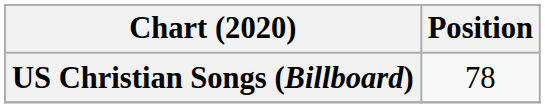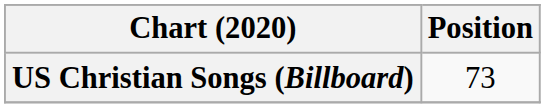(480, 77) 78 -> (480, 77) 73
